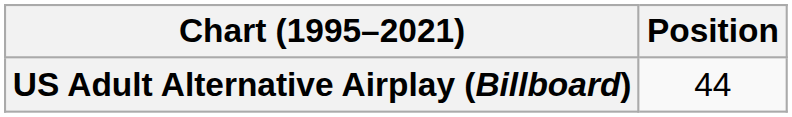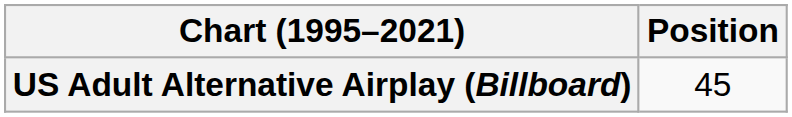(713, 84) 44 -> (713, 84) 45
